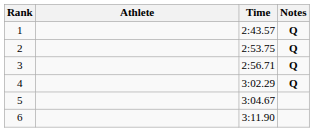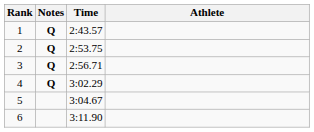columns swapped: (137, 13) <-> (293, 13)
